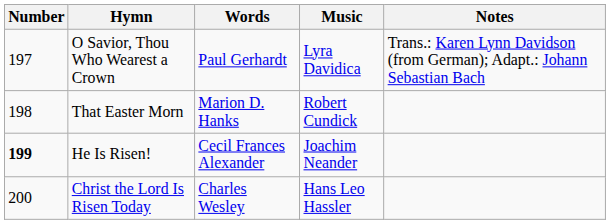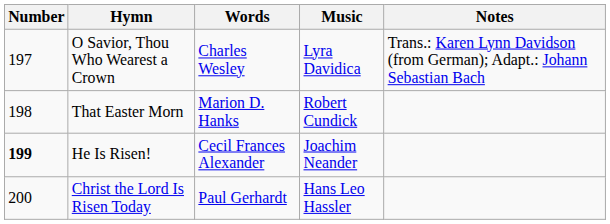(243, 60) Paul Gerhardt -> (223, 60) Charles Wesley
(223, 197) Charles Wesley -> (243, 197) Paul Gerhardt
